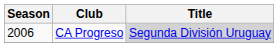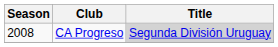(20, 33) 2006 -> (20, 33) 2008
